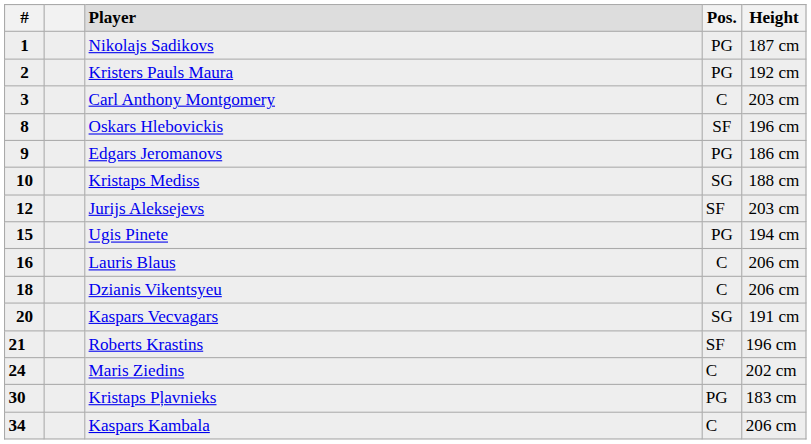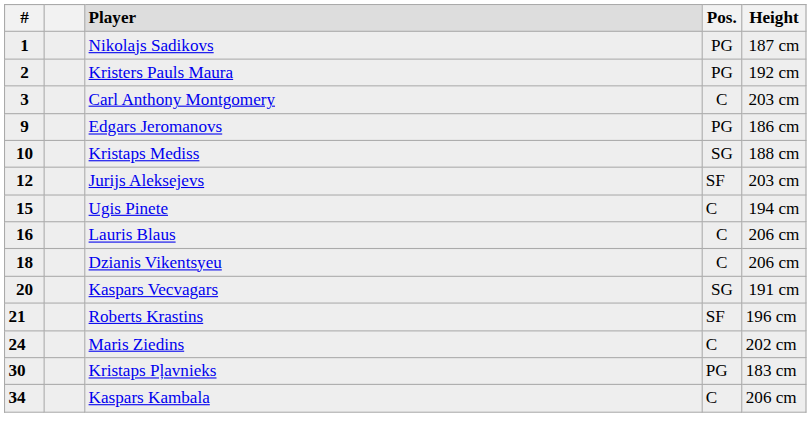- row: (156, 126)
(722, 235) PG -> (711, 208) C
